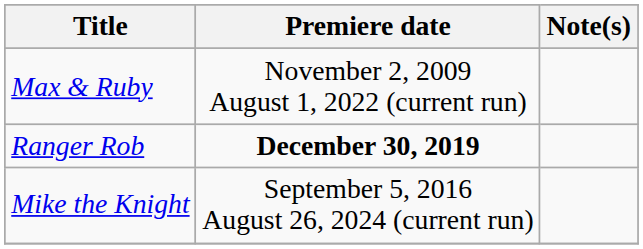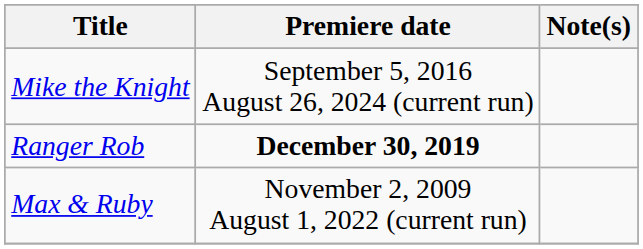rows swapped: (82, 85) <-> (100, 204)
